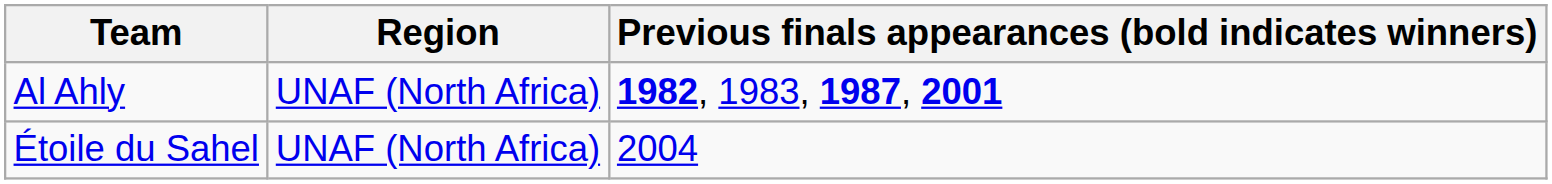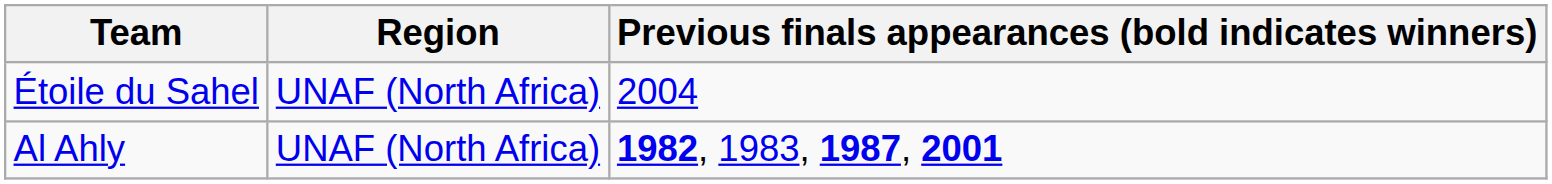rows swapped: (136, 149) <-> (69, 91)
